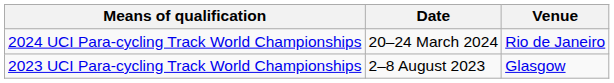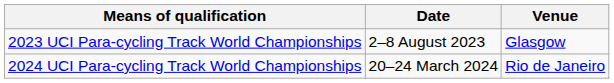rows swapped: (185, 66) <-> (185, 41)
